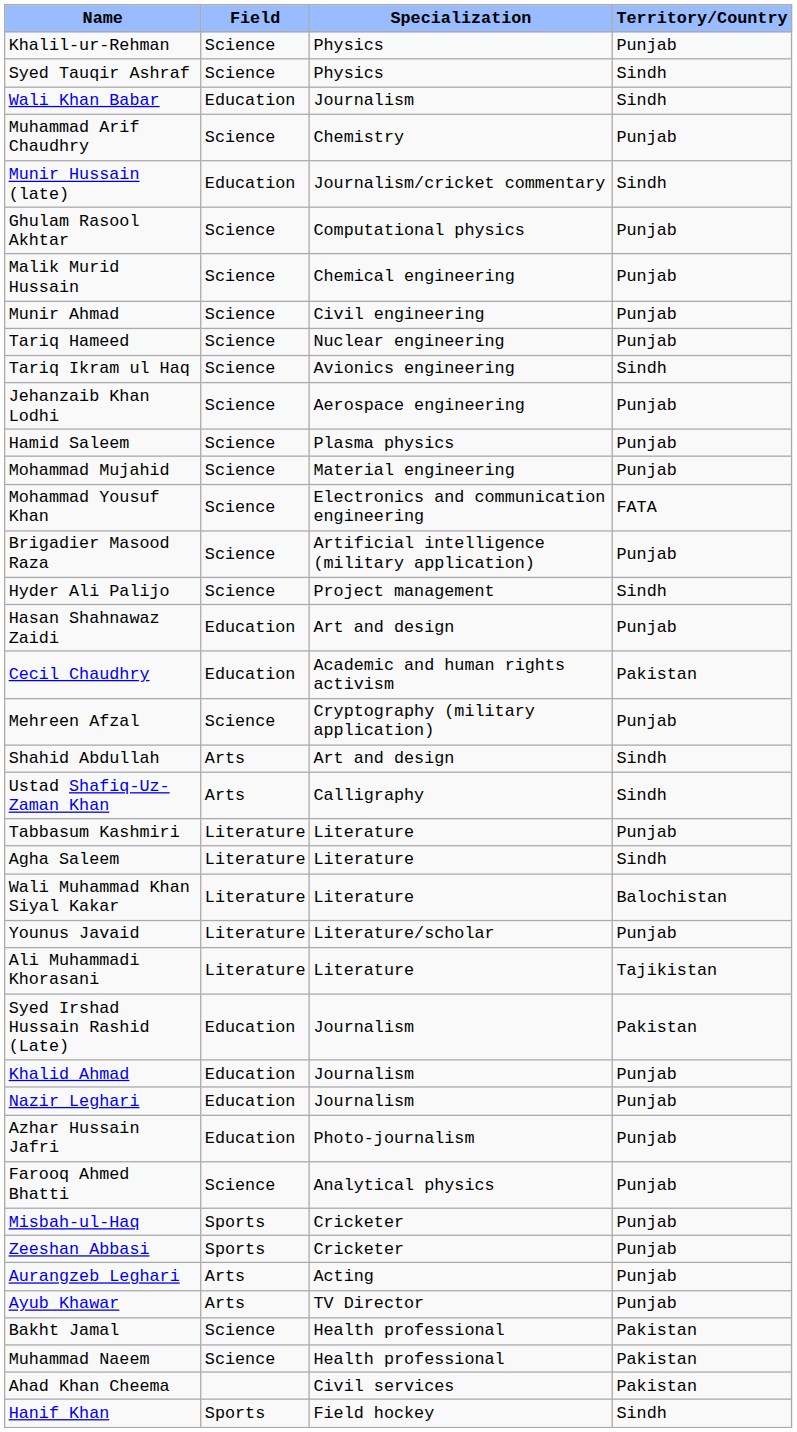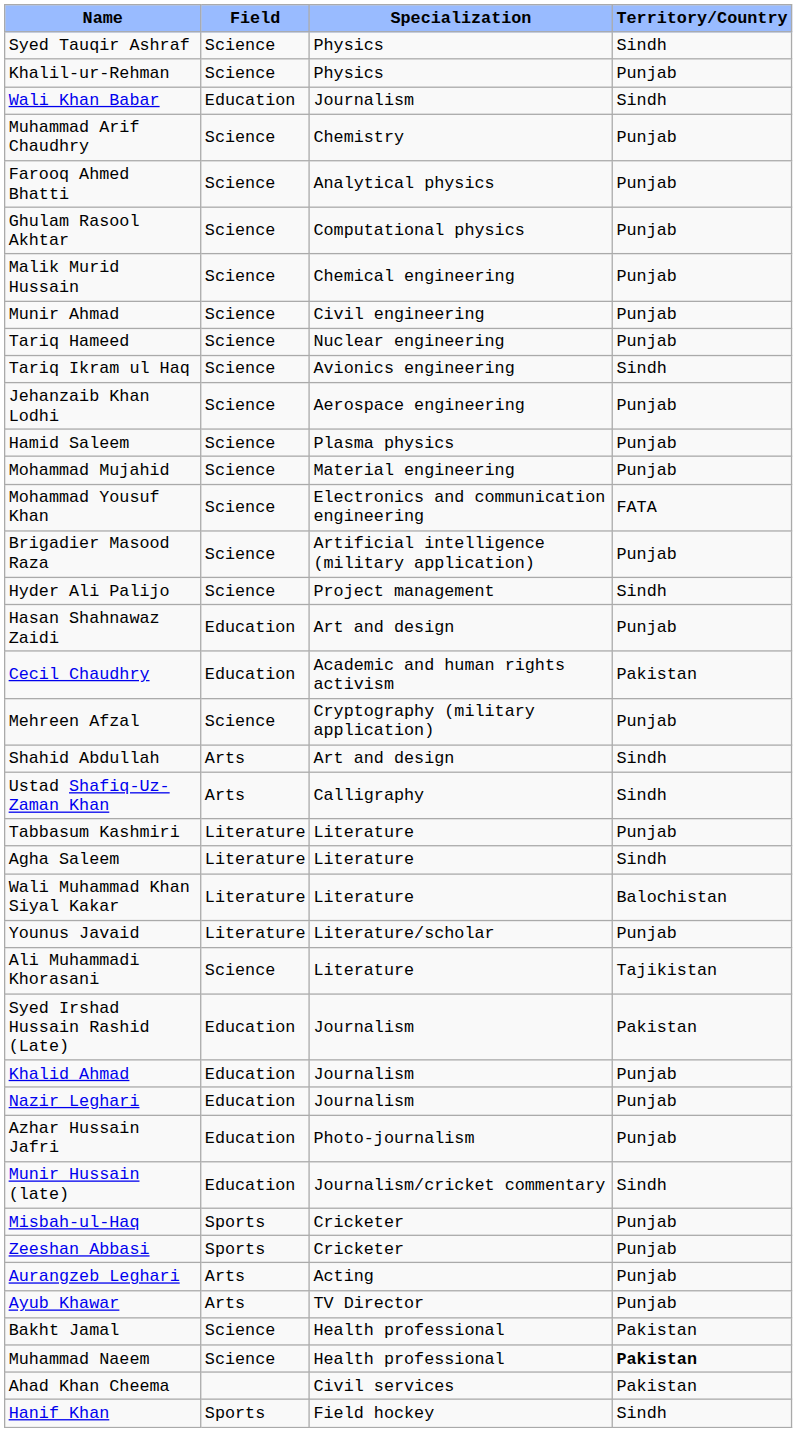rows swapped: (99, 73) <-> (89, 46)
rows swapped: (69, 1185) <-> (74, 184)
(255, 971) Literature -> (240, 971) Science
(657, 1359) normal -> (657, 1359) bold
